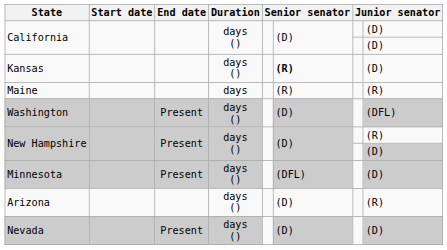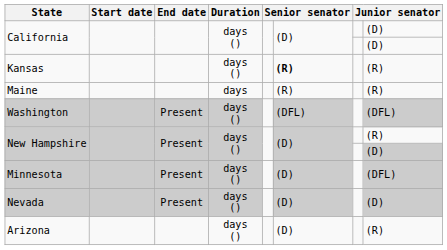(375, 68) (D) -> (375, 68) (R)
(285, 113) (D) -> (291, 113) (DFL)
(291, 174) (DFL) -> (285, 174) (D)
(375, 174) (D) -> (381, 174) (DFL)
rows swapped: (25, 231) <-> (29, 202)
